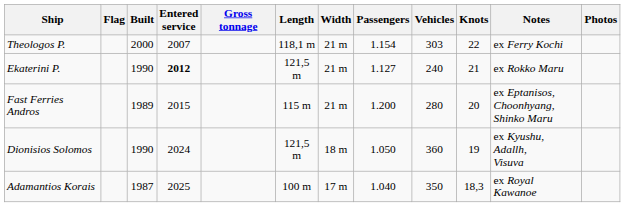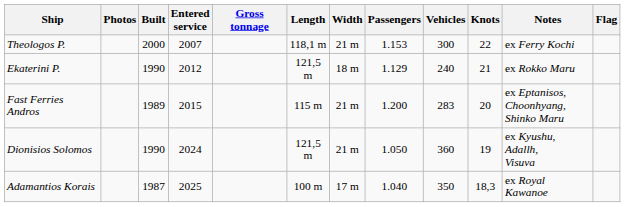columns swapped: (114, 19) <-> (601, 19)
(383, 44) 1.154 -> (394, 44) 1.153
(434, 44) 303 -> (446, 44) 300
(179, 68) bold -> (190, 68) normal
(336, 68) 21 m -> (347, 68) 18 m
(383, 68) 1.127 -> (394, 68) 1.129
(434, 105) 280 -> (446, 105) 283
(336, 149) 18 m -> (347, 149) 21 m
